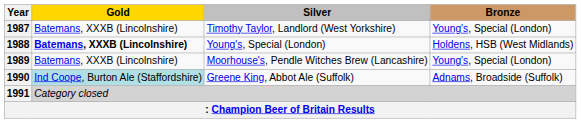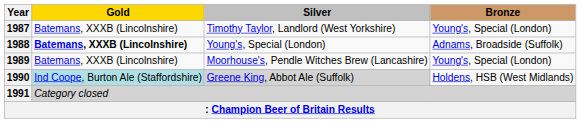(503, 45) Holdens, HSB (West Midlands) -> (498, 45) Adnams, Broadside (Suffolk)
(280, 77) no background -> (280, 77) lightgrey background
(498, 77) Adnams, Broadside (Suffolk) -> (503, 77) Holdens, HSB (West Midlands)
